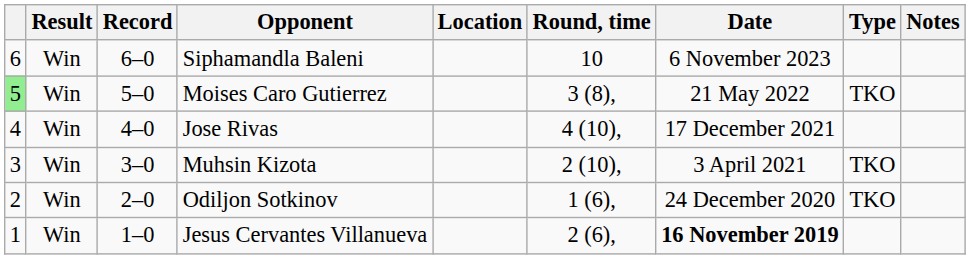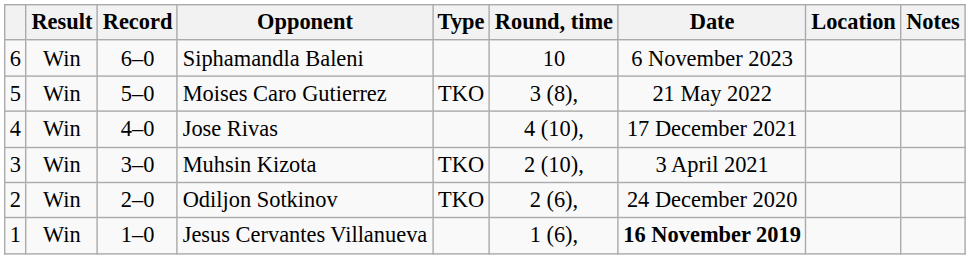columns swapped: (872, 22) <-> (480, 22)
(15, 93) lightgreen background -> (15, 93) no background
(592, 199) 1 (6), -> (554, 199) 2 (6),
(592, 235) 2 (6), -> (554, 235) 1 (6),
